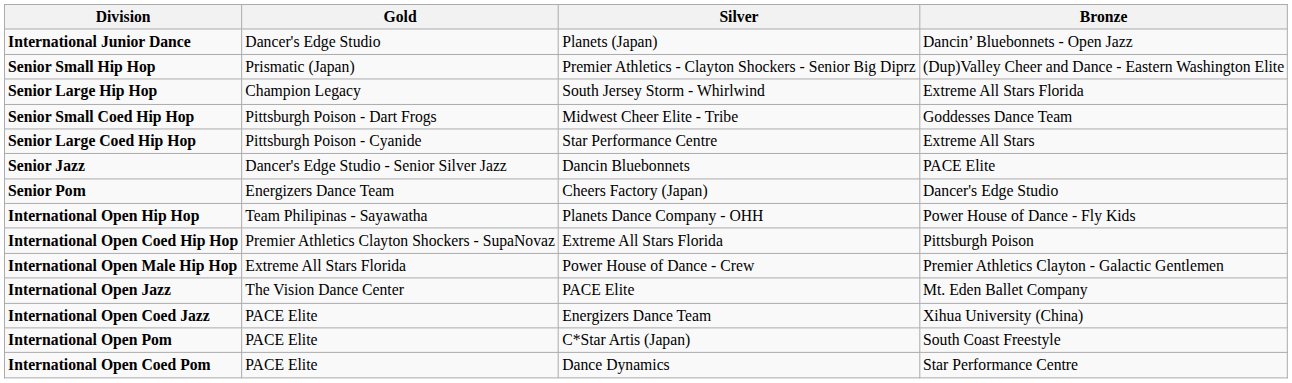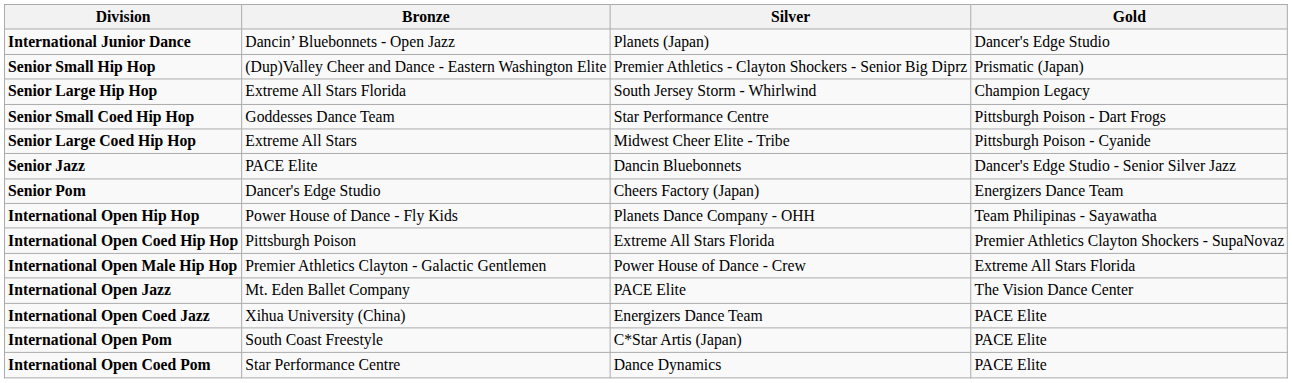columns swapped: (400, 16) <-> (1104, 16)
(650, 116) Midwest Cheer Elite - Tribe -> (691, 116) Star Performance Centre
(640, 141) Star Performance Centre -> (702, 141) Midwest Cheer Elite - Tribe
